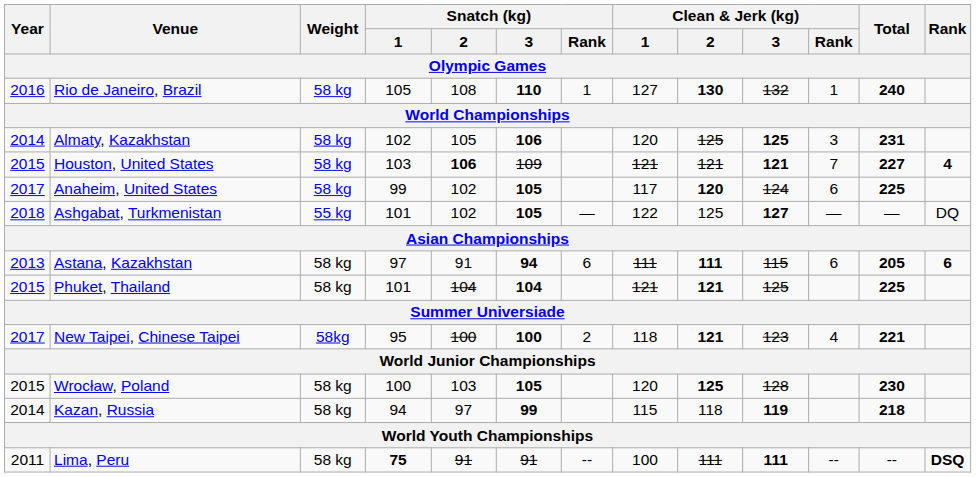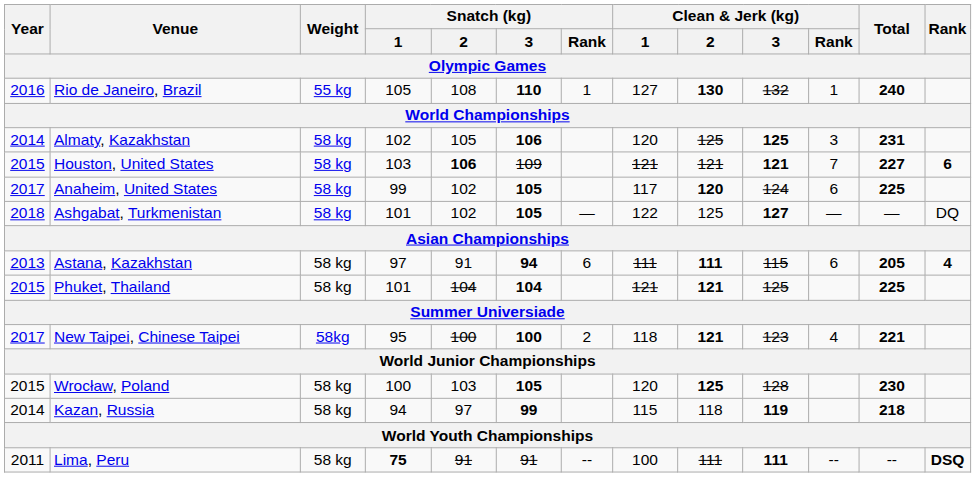(333, 90) 58 kg -> (333, 90) 55 kg
(948, 164) 4 -> (948, 164) 6
(333, 213) 55 kg -> (333, 213) 58 kg
(948, 262) 6 -> (948, 262) 4
